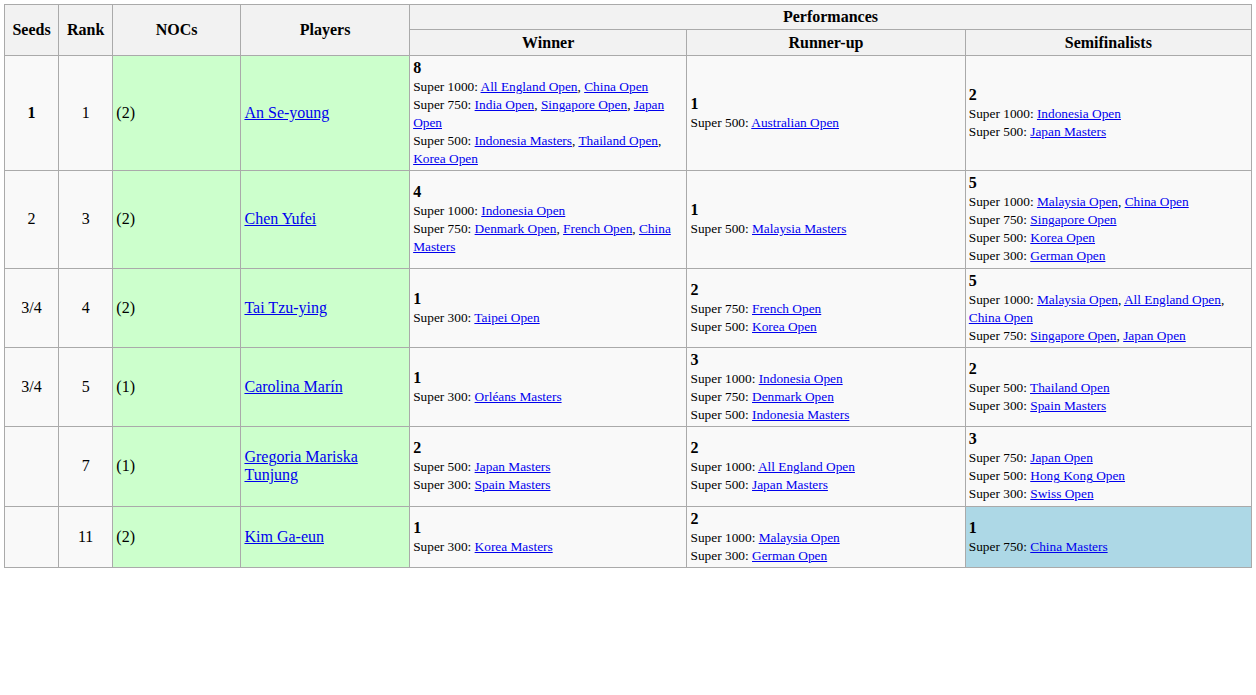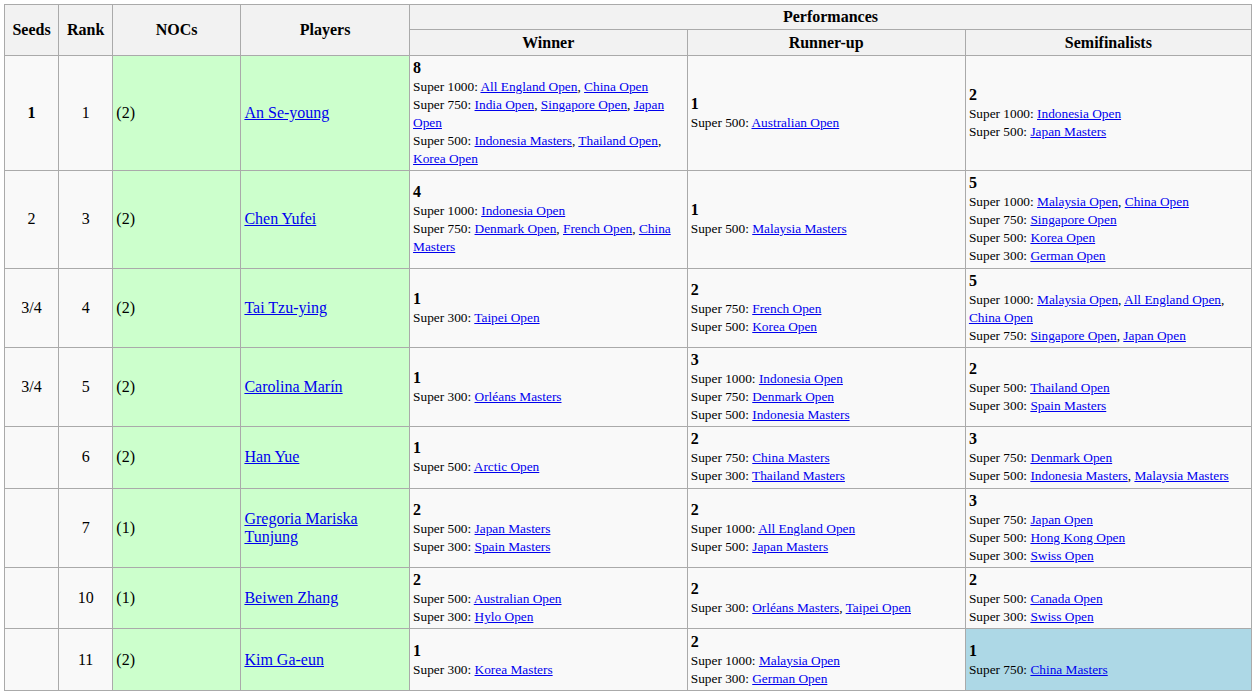(126, 387) (1) -> (126, 387) (2)
+ row: (272, 457)
+ row: (291, 598)
